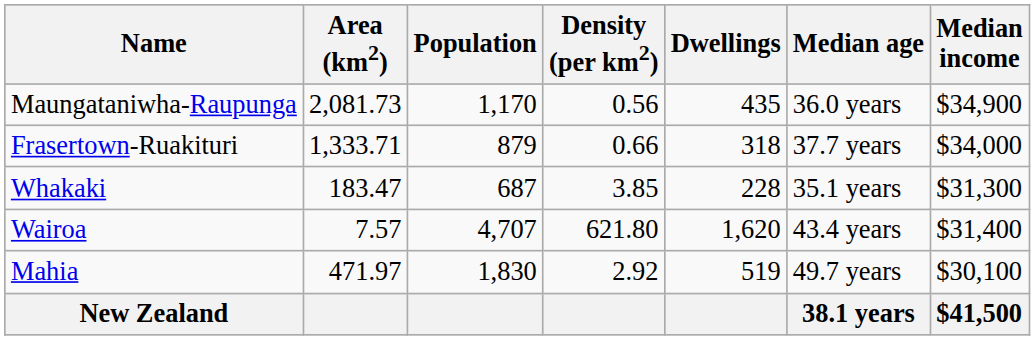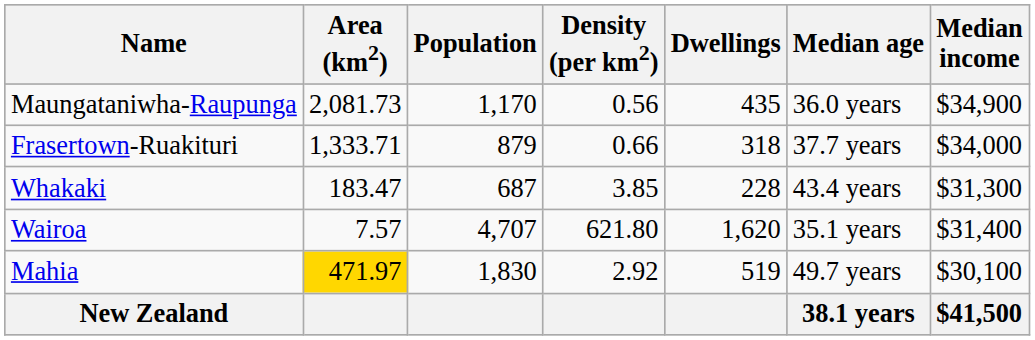(847, 187) 35.1 years -> (847, 187) 43.4 years
(847, 229) 43.4 years -> (847, 229) 35.1 years
(365, 271) no background -> (365, 271) gold background
